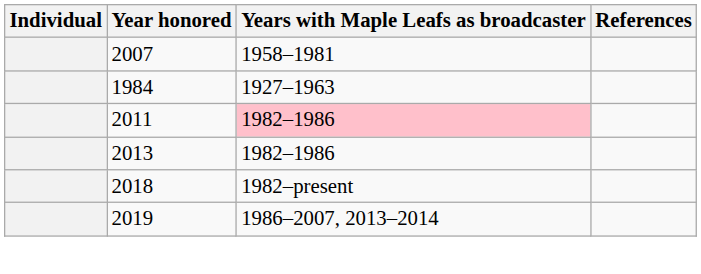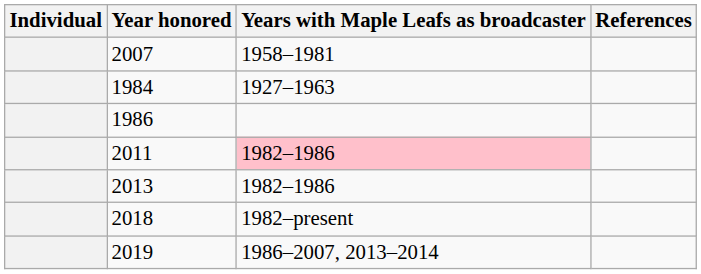+ row: (132, 119)
